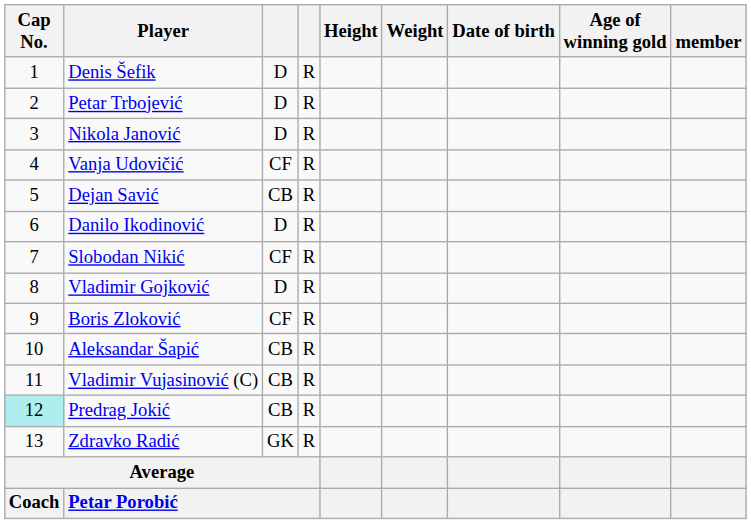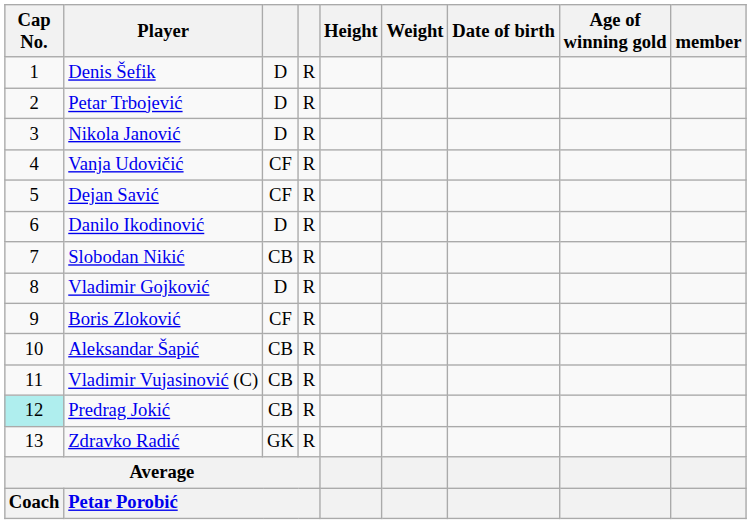(280, 195) CB -> (280, 195) CF
(280, 256) CF -> (280, 256) CB
